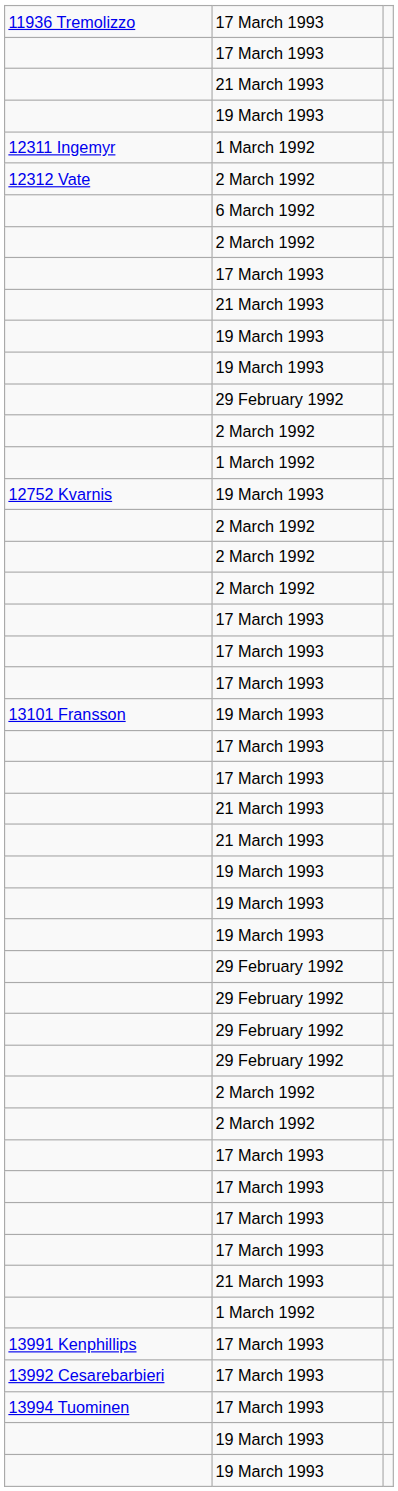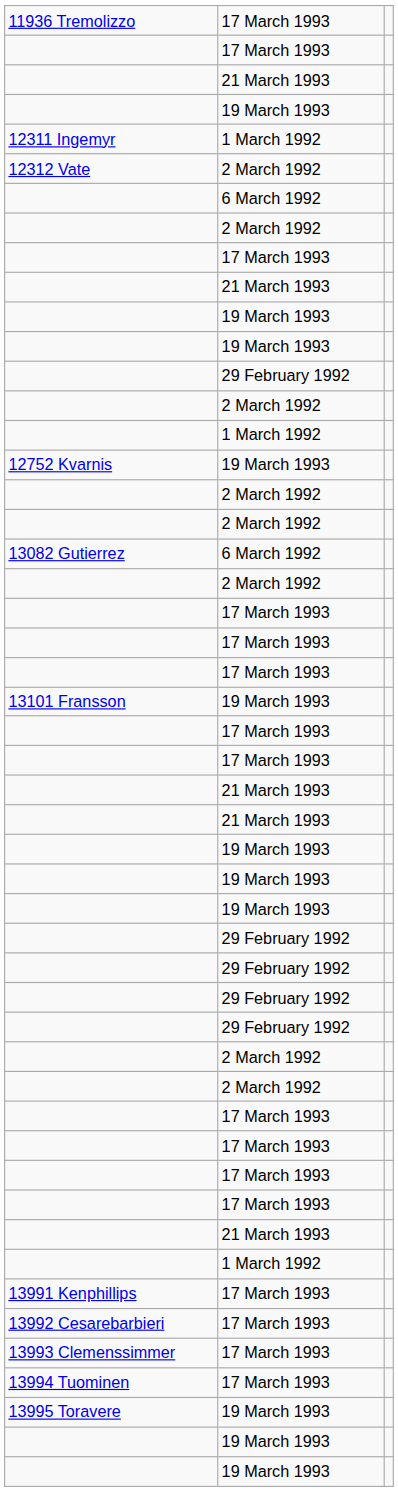+ row: (67, 553)
+ row: (92, 1353)
+ row: (65, 1412)
